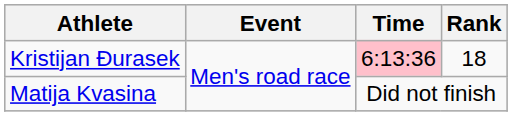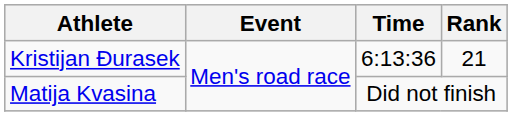(399, 58) pink background -> (399, 58) no background
(474, 58) 18 -> (474, 58) 21
